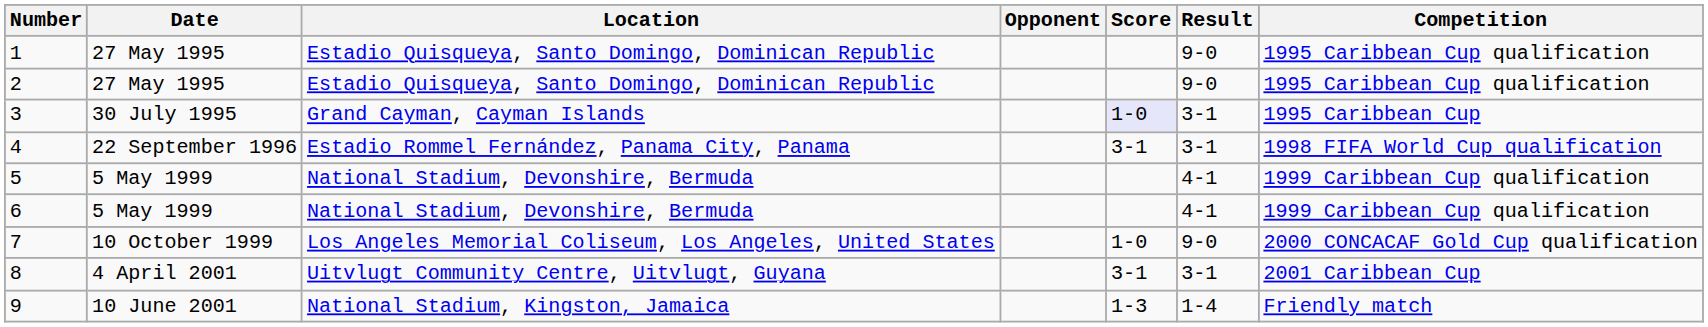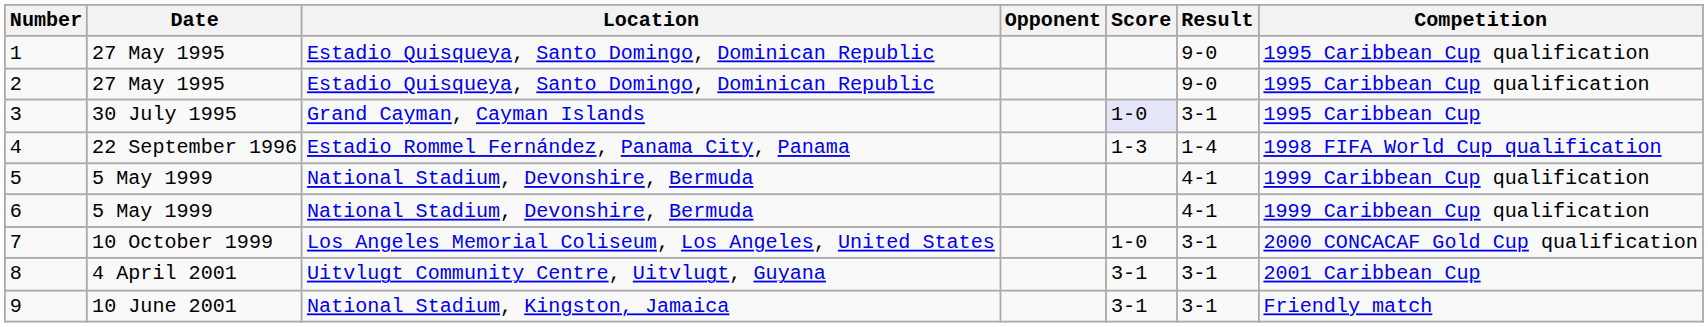(1129, 148) 3-1 -> (1129, 148) 1-3
(1199, 148) 3-1 -> (1199, 148) 1-4
(1199, 243) 9-0 -> (1199, 243) 3-1
(1129, 306) 1-3 -> (1129, 306) 3-1
(1199, 306) 1-4 -> (1199, 306) 3-1
